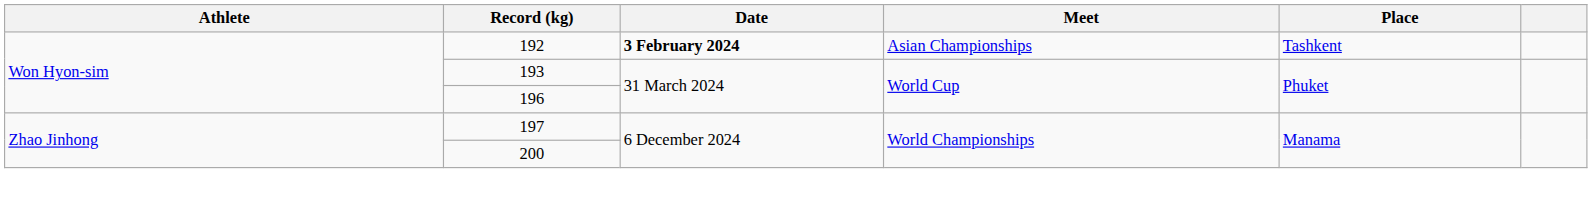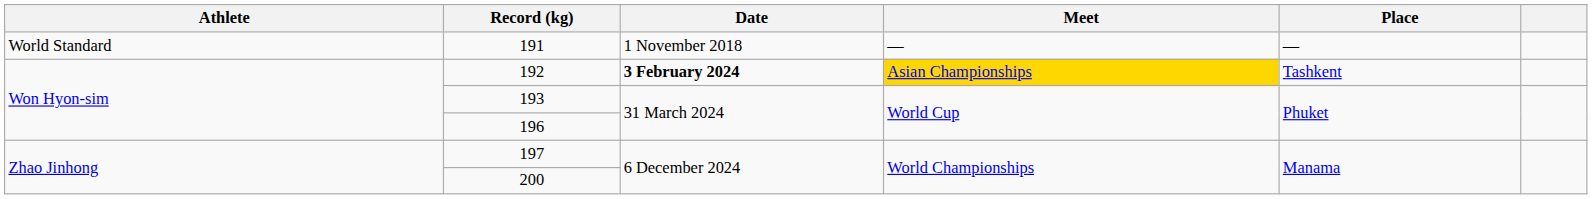+ row: (532, 45)
(960, 45) no background -> (960, 72) gold background
